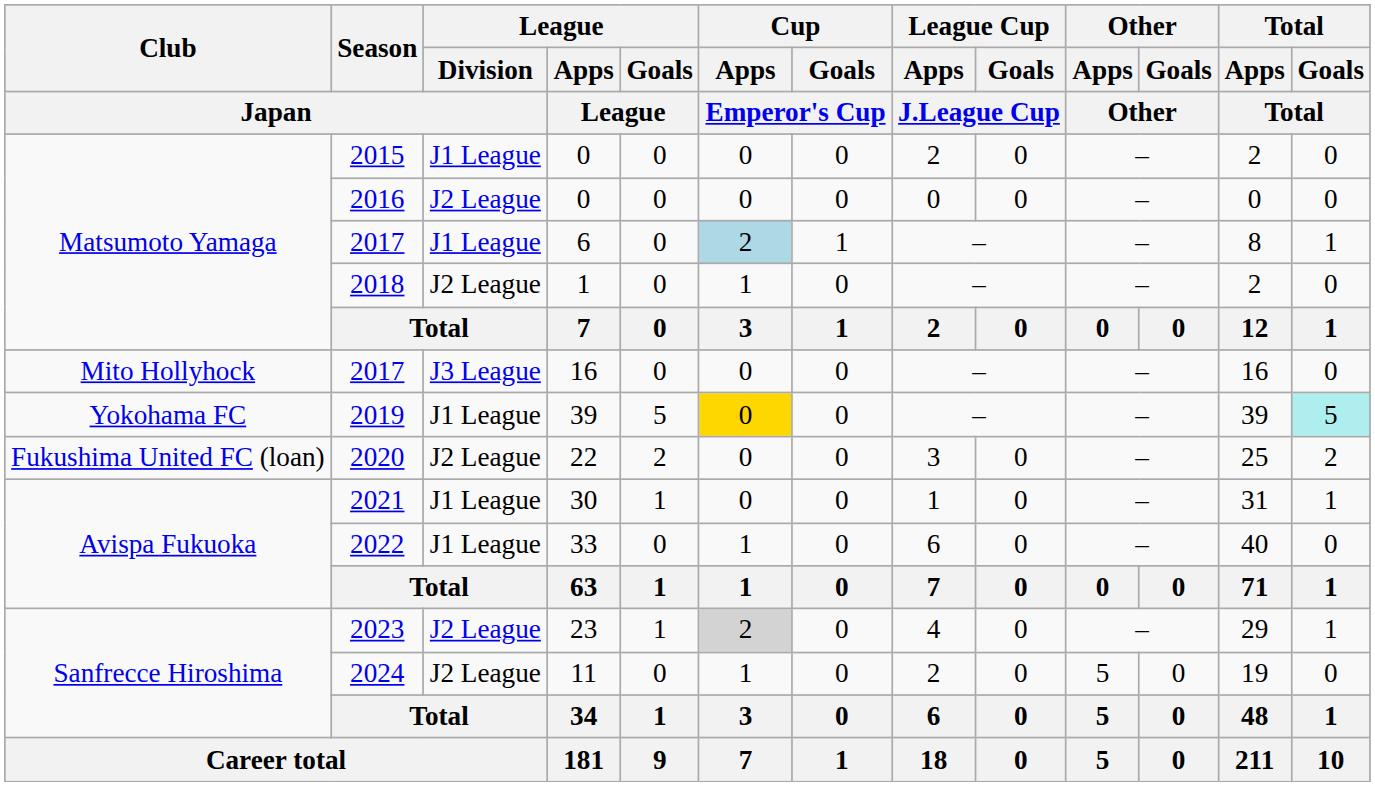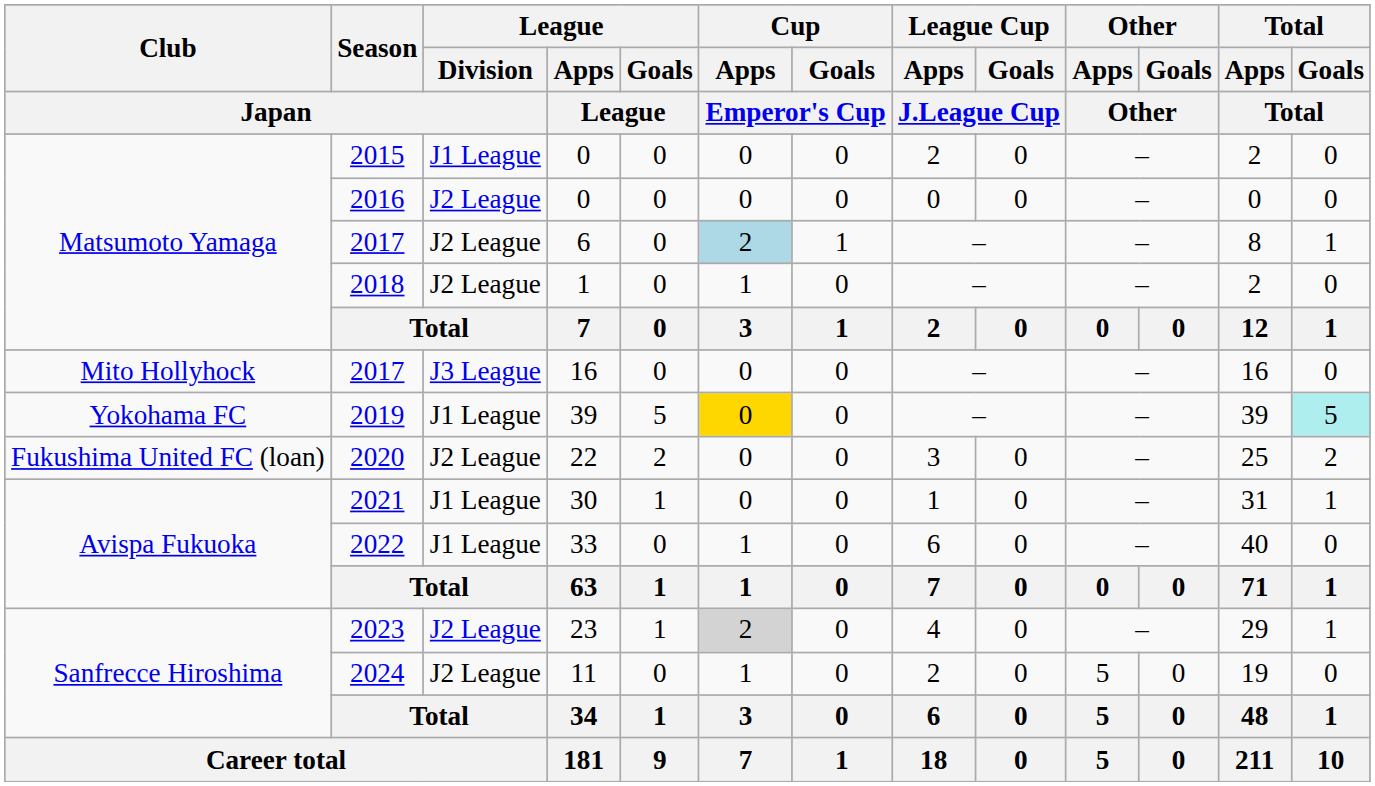(485, 241) J1 League -> (485, 241) J2 League
